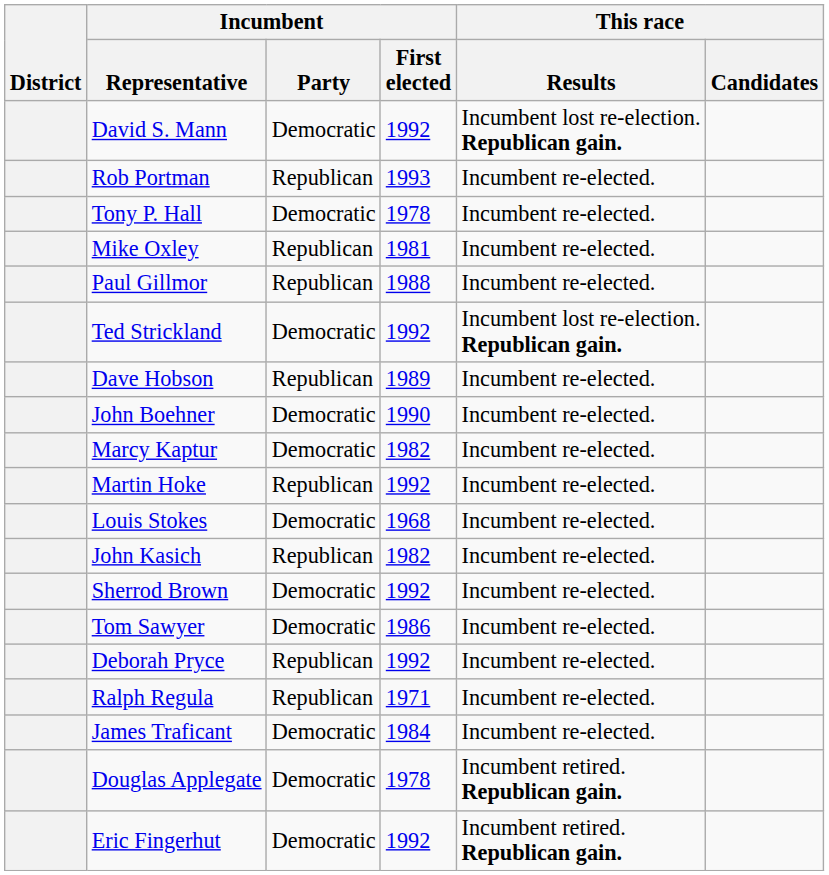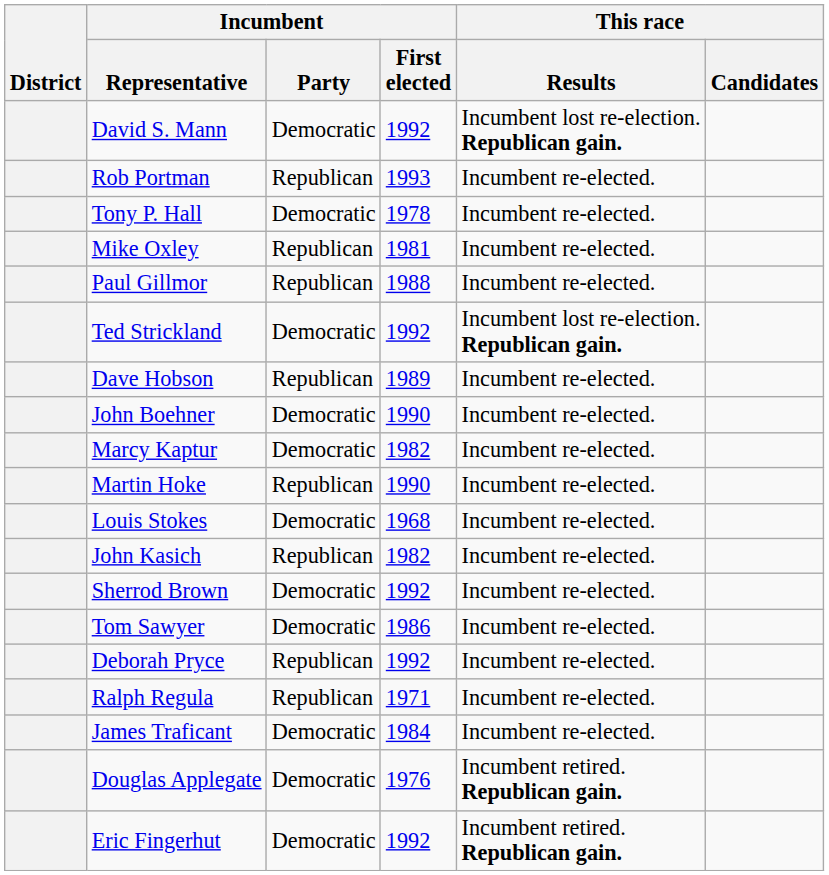(408, 485) 1992 -> (408, 485) 1990
(408, 779) 1978 -> (408, 779) 1976
